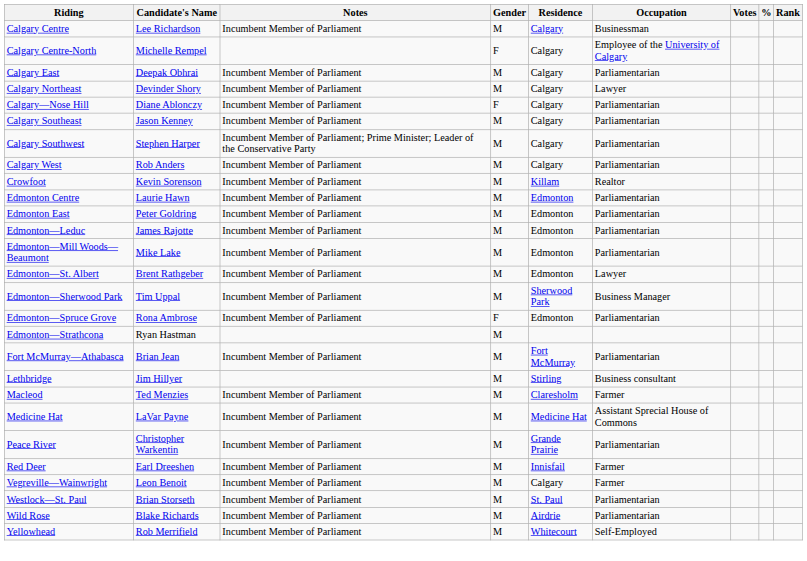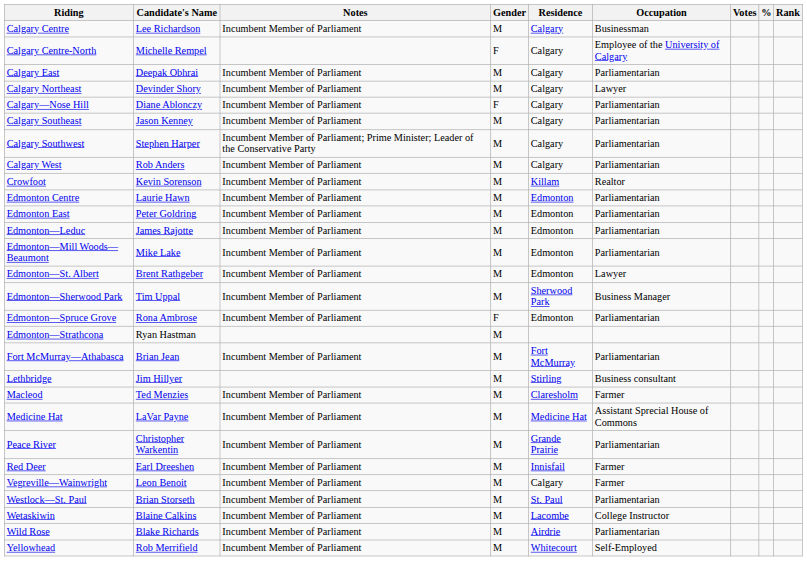+ row: (31, 515)
